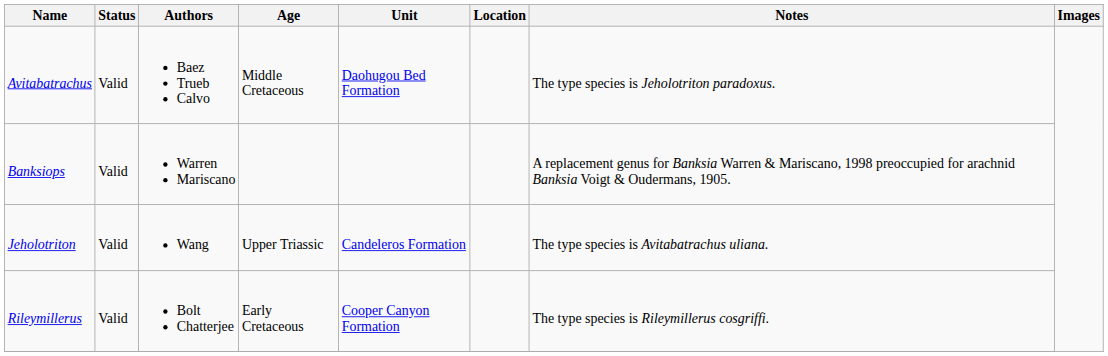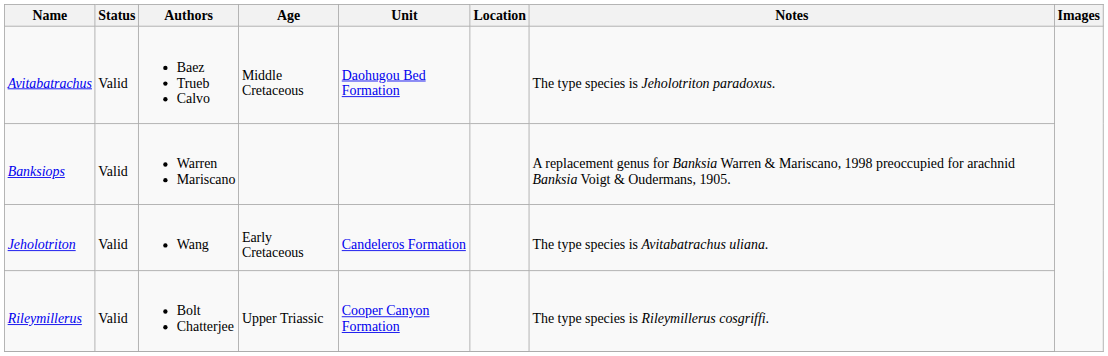(283, 245) Upper Triassic -> (273, 245) Early Cretaceous
(273, 318) Early Cretaceous -> (283, 318) Upper Triassic
